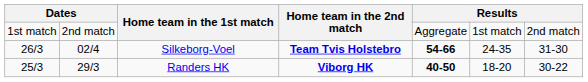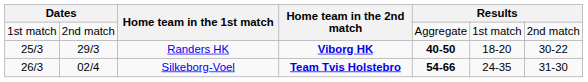rows swapped: (198, 49) <-> (198, 67)
